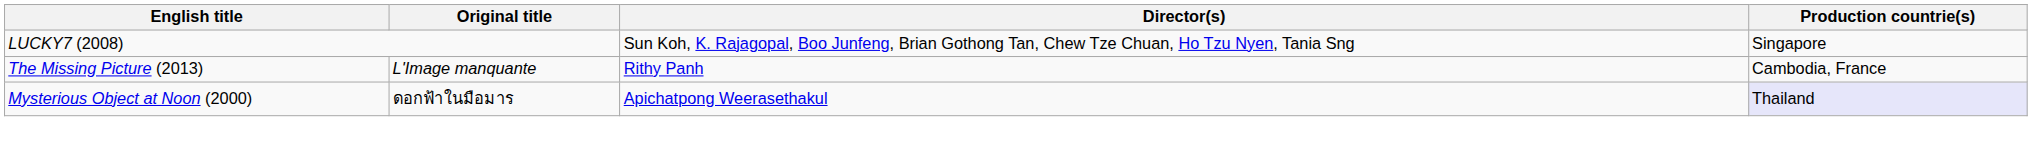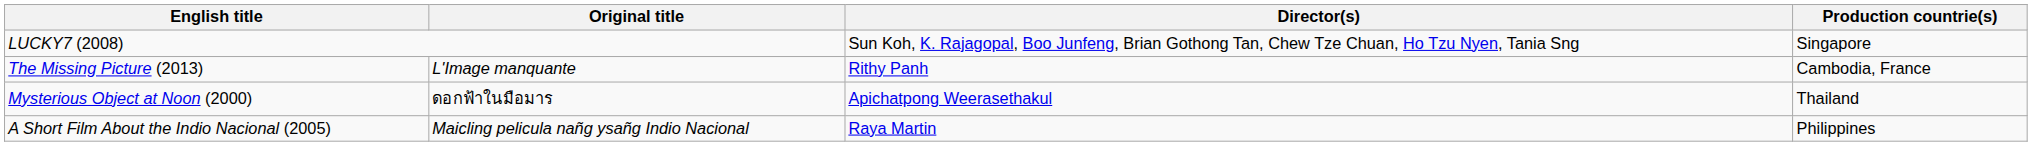(1783, 98) lavender background -> (1828, 98) no background
+ row: (170, 128)
